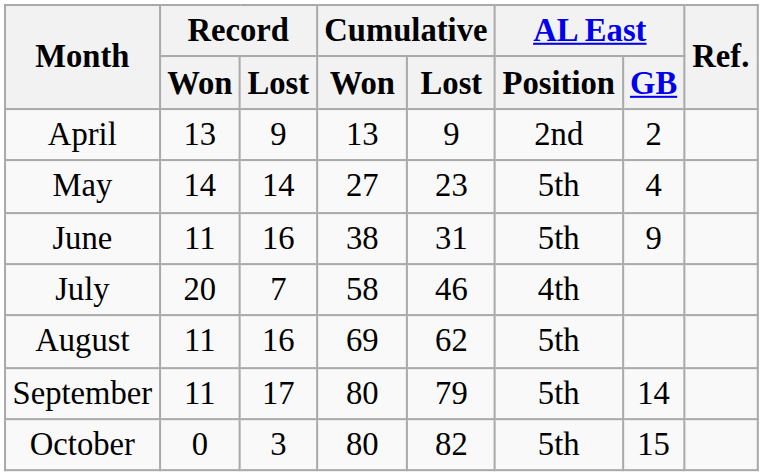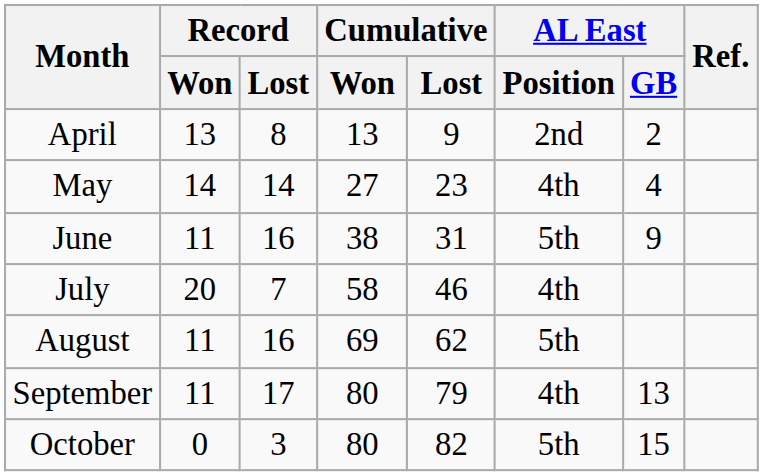(278, 133) 9 -> (278, 133) 8
(559, 185) 5th -> (559, 185) 4th
(559, 392) 5th -> (559, 392) 4th
(654, 392) 14 -> (654, 392) 13
